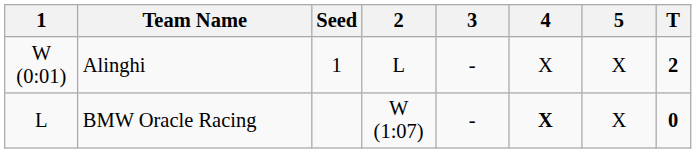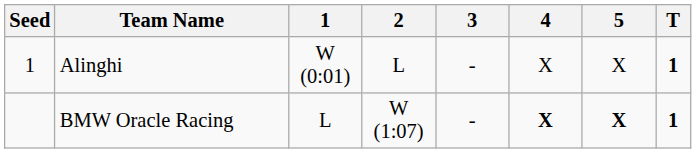columns swapped: (337, 20) <-> (41, 20)
(673, 64) 2 -> (673, 64) 1
(619, 120) normal -> (619, 120) bold
(673, 120) 0 -> (673, 120) 1
